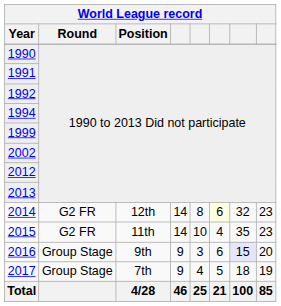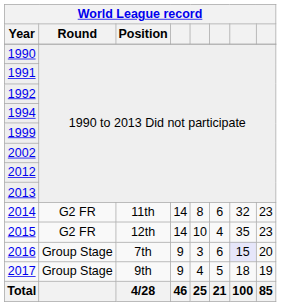(143, 212) 12th -> (143, 212) 11th
(220, 212) lightyellow background -> (220, 212) no background
(143, 232) 11th -> (143, 232) 12th
(143, 251) 9th -> (143, 251) 7th
(143, 271) 7th -> (143, 271) 9th
